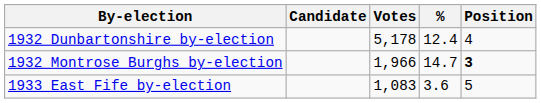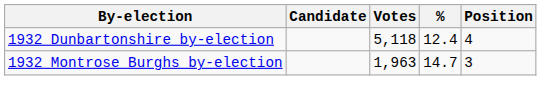(395, 40) 5,178 -> (395, 40) 5,118
(395, 63) 1,966 -> (395, 63) 1,963
(469, 63) bold -> (469, 63) normal
- row: (120, 86)
